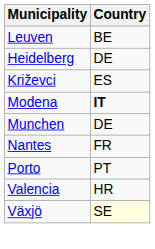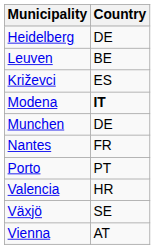rows swapped: (30, 37) <-> (41, 59)
(103, 211) lightyellow background -> (103, 211) no background
+ row: (29, 233)
